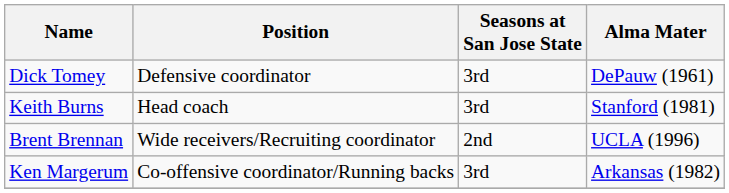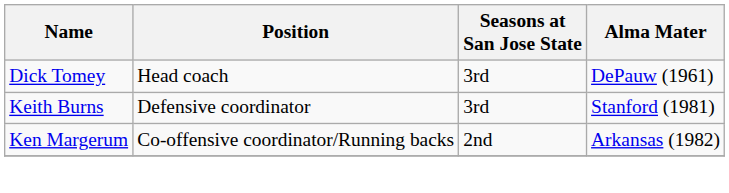(224, 75) Defensive coordinator -> (183, 75) Head coach
(183, 107) Head coach -> (224, 107) Defensive coordinator
- row: (66, 140)
(476, 172) 3rd -> (478, 140) 2nd
